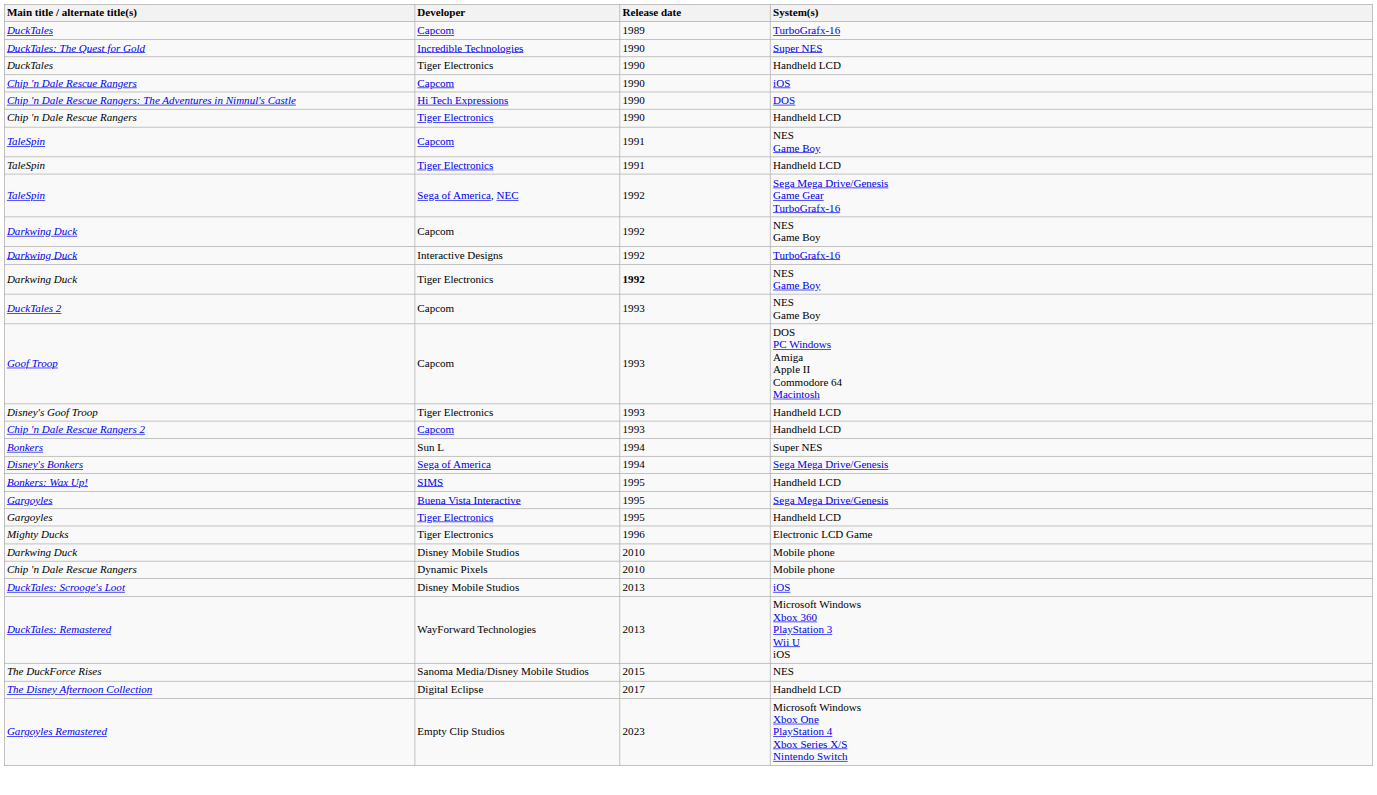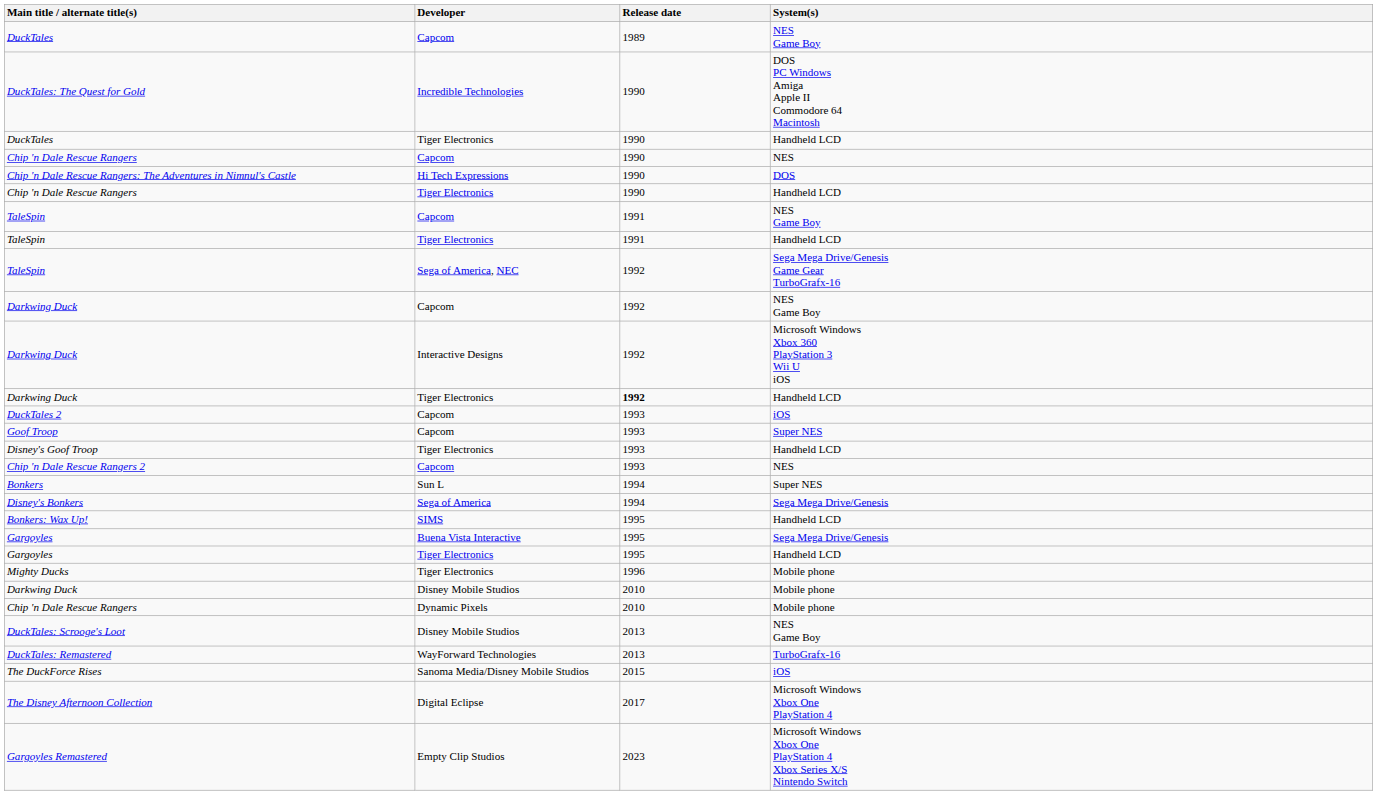(807, 30) TurboGrafx-16 -> (797, 36) NES Game Boy
(798, 48) Super NES -> (808, 91) DOS PC Windows Amiga Apple II Commodore 64 Macintosh
(782, 83) iOS -> (784, 157) NES
(807, 255) TurboGrafx-16 -> (817, 354) Microsoft Windows Xbox 360 PlayStation 3 Wii U iOS
(797, 279) NES Game Boy -> (807, 397) Handheld LCD
(797, 309) NES Game Boy -> (782, 414) iOS
(808, 363) DOS PC Windows Amiga Apple II Commodore 64 Macintosh -> (798, 432) Super NES
(807, 430) Handheld LCD -> (784, 467) NES
(823, 535) Electronic LCD Game -> (804, 572) Mobile phone
(782, 587) iOS -> (797, 631) NES Game Boy
(817, 629) Microsoft Windows Xbox 360 PlayStation 3 Wii U iOS -> (807, 654) TurboGrafx-16
(784, 672) NES -> (782, 672) iOS
(807, 689) Handheld LCD -> (817, 702) Microsoft Windows Xbox One PlayStation 4
